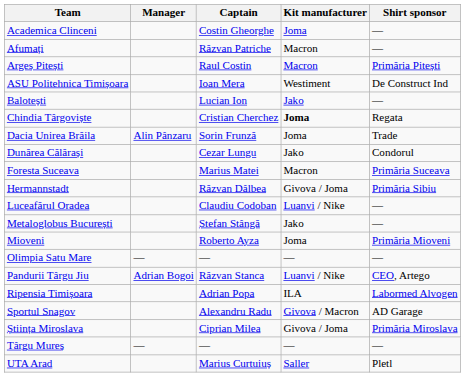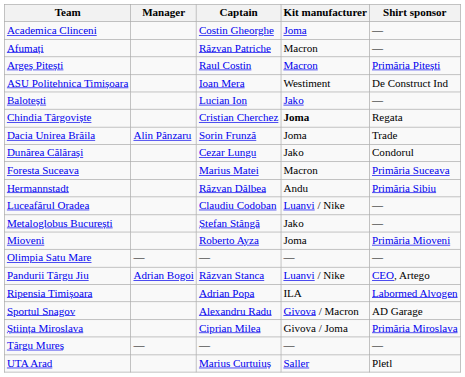(316, 188) Givova / Joma -> (296, 188) Andu
